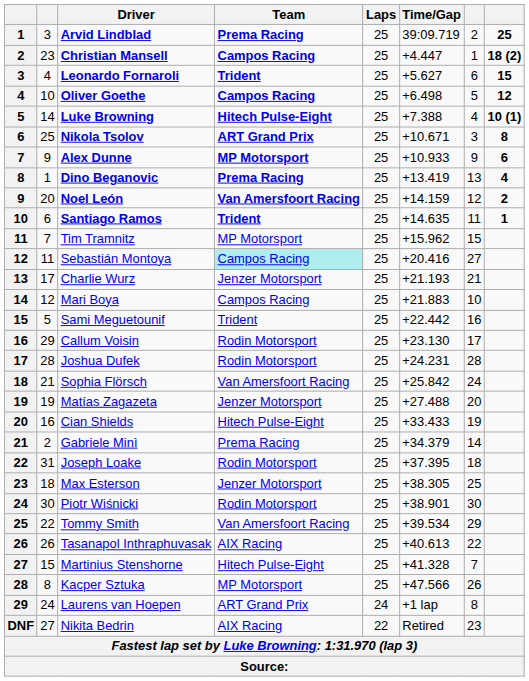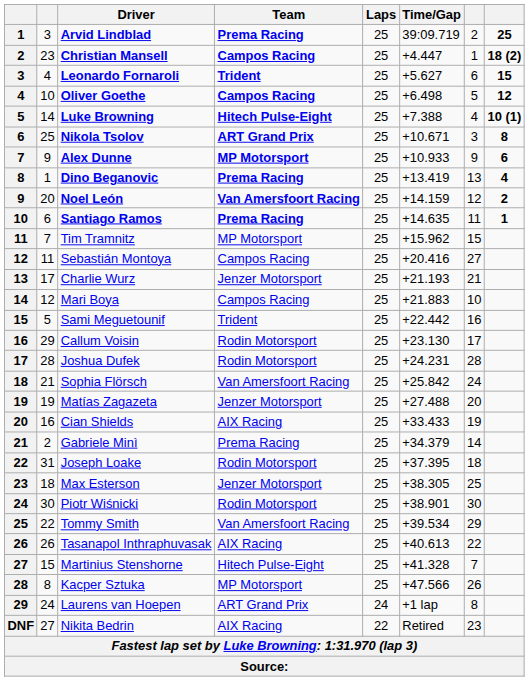(239, 218) Trident -> (261, 218) Prema Racing
(264, 259) paleturquoise background -> (264, 259) no background
(271, 422) Hitech Pulse-Eight -> (250, 422) AIX Racing
